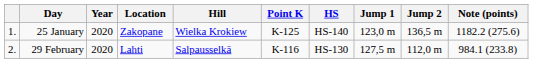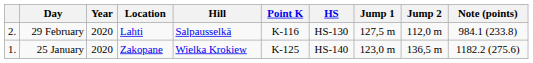rows swapped: (60, 31) <-> (58, 49)
